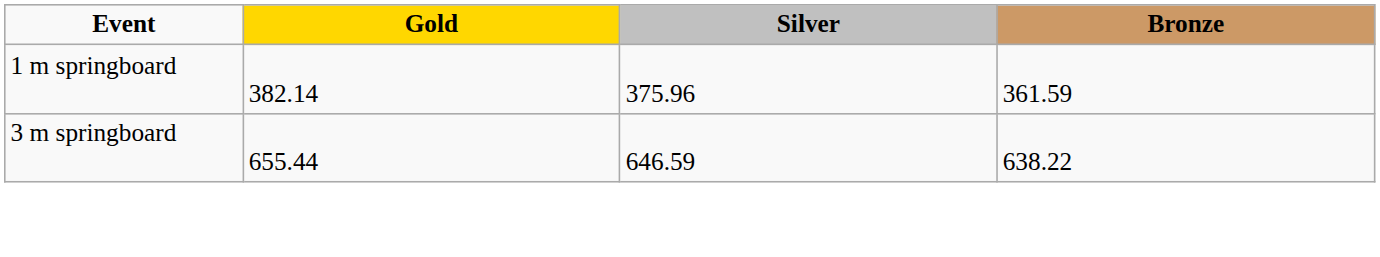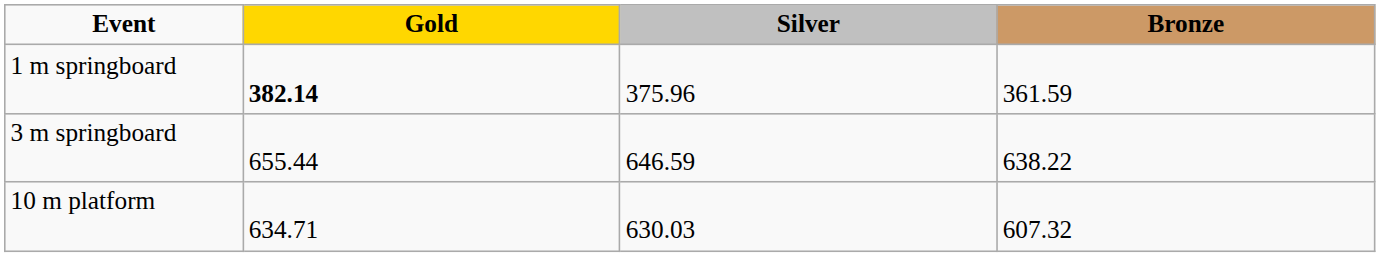(283, 93) normal -> (283, 93) bold
+ row: (83, 201)
